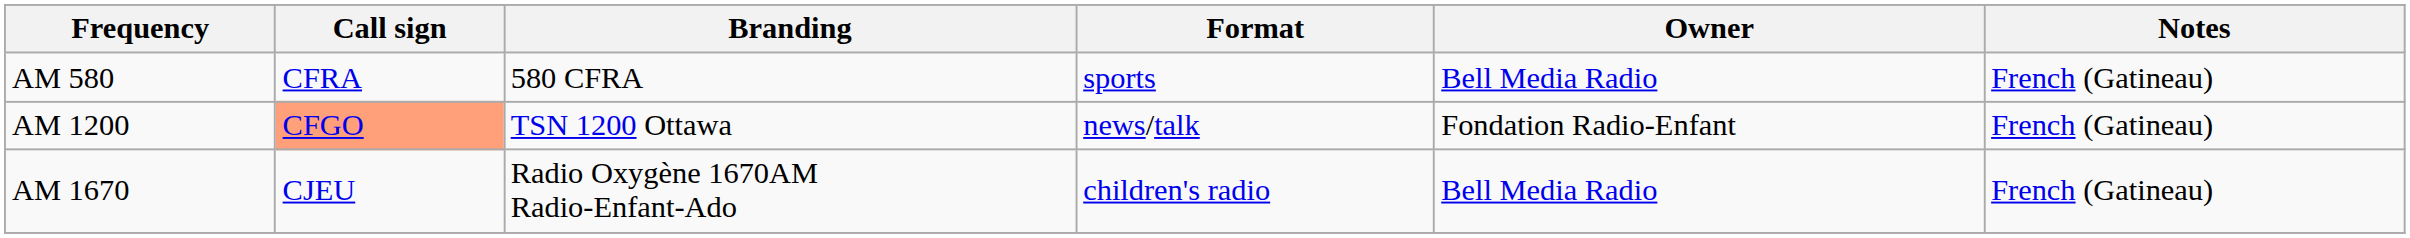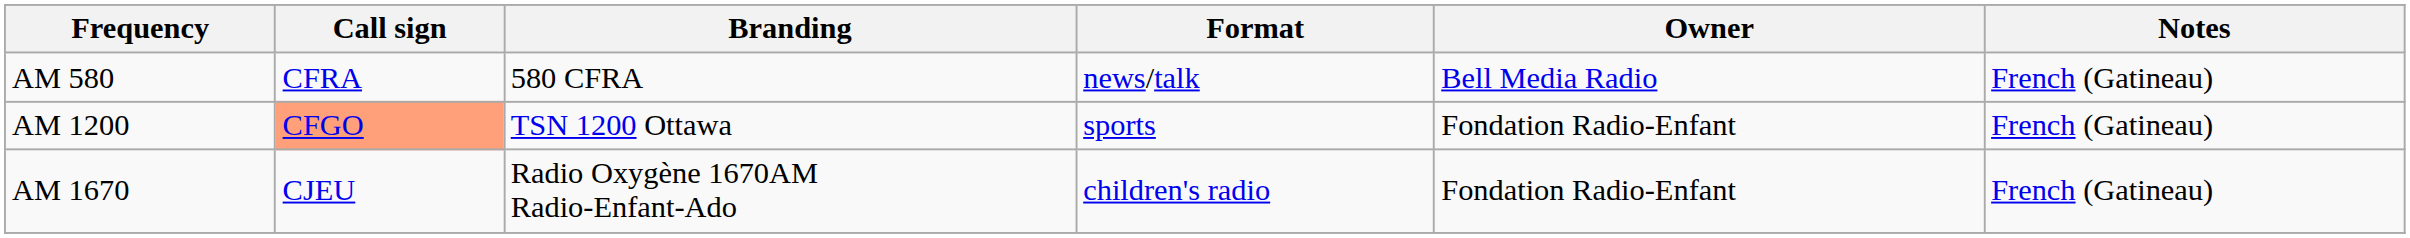(1120, 76) sports -> (1141, 76) news/talk
(1141, 125) news/talk -> (1120, 125) sports
(1549, 190) Bell Media Radio -> (1589, 190) Fondation Radio-Enfant
